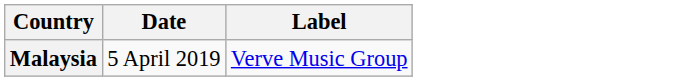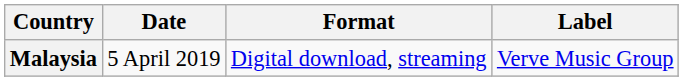+ column: (359, 22)
